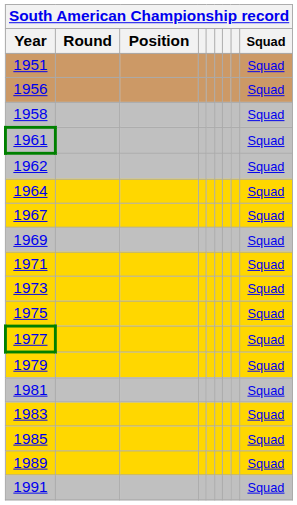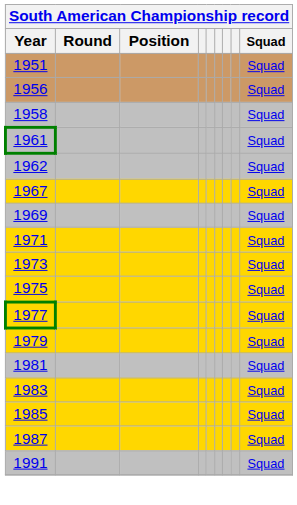- row: (30, 191)
+ row: (30, 438)
- row: (30, 462)
